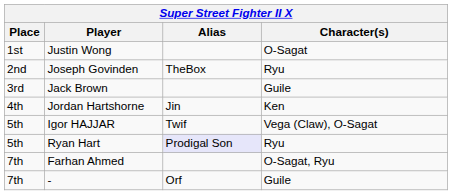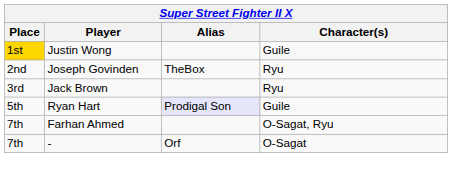(15, 50) no background -> (15, 50) gold background
(285, 50) O-Sagat -> (276, 50) Guile
(277, 87) Guile -> (273, 87) Ryu
- row: (96, 106)
- row: (81, 124)
(274, 143) Ryu -> (276, 106) Guile
(277, 180) Guile -> (284, 143) O-Sagat
